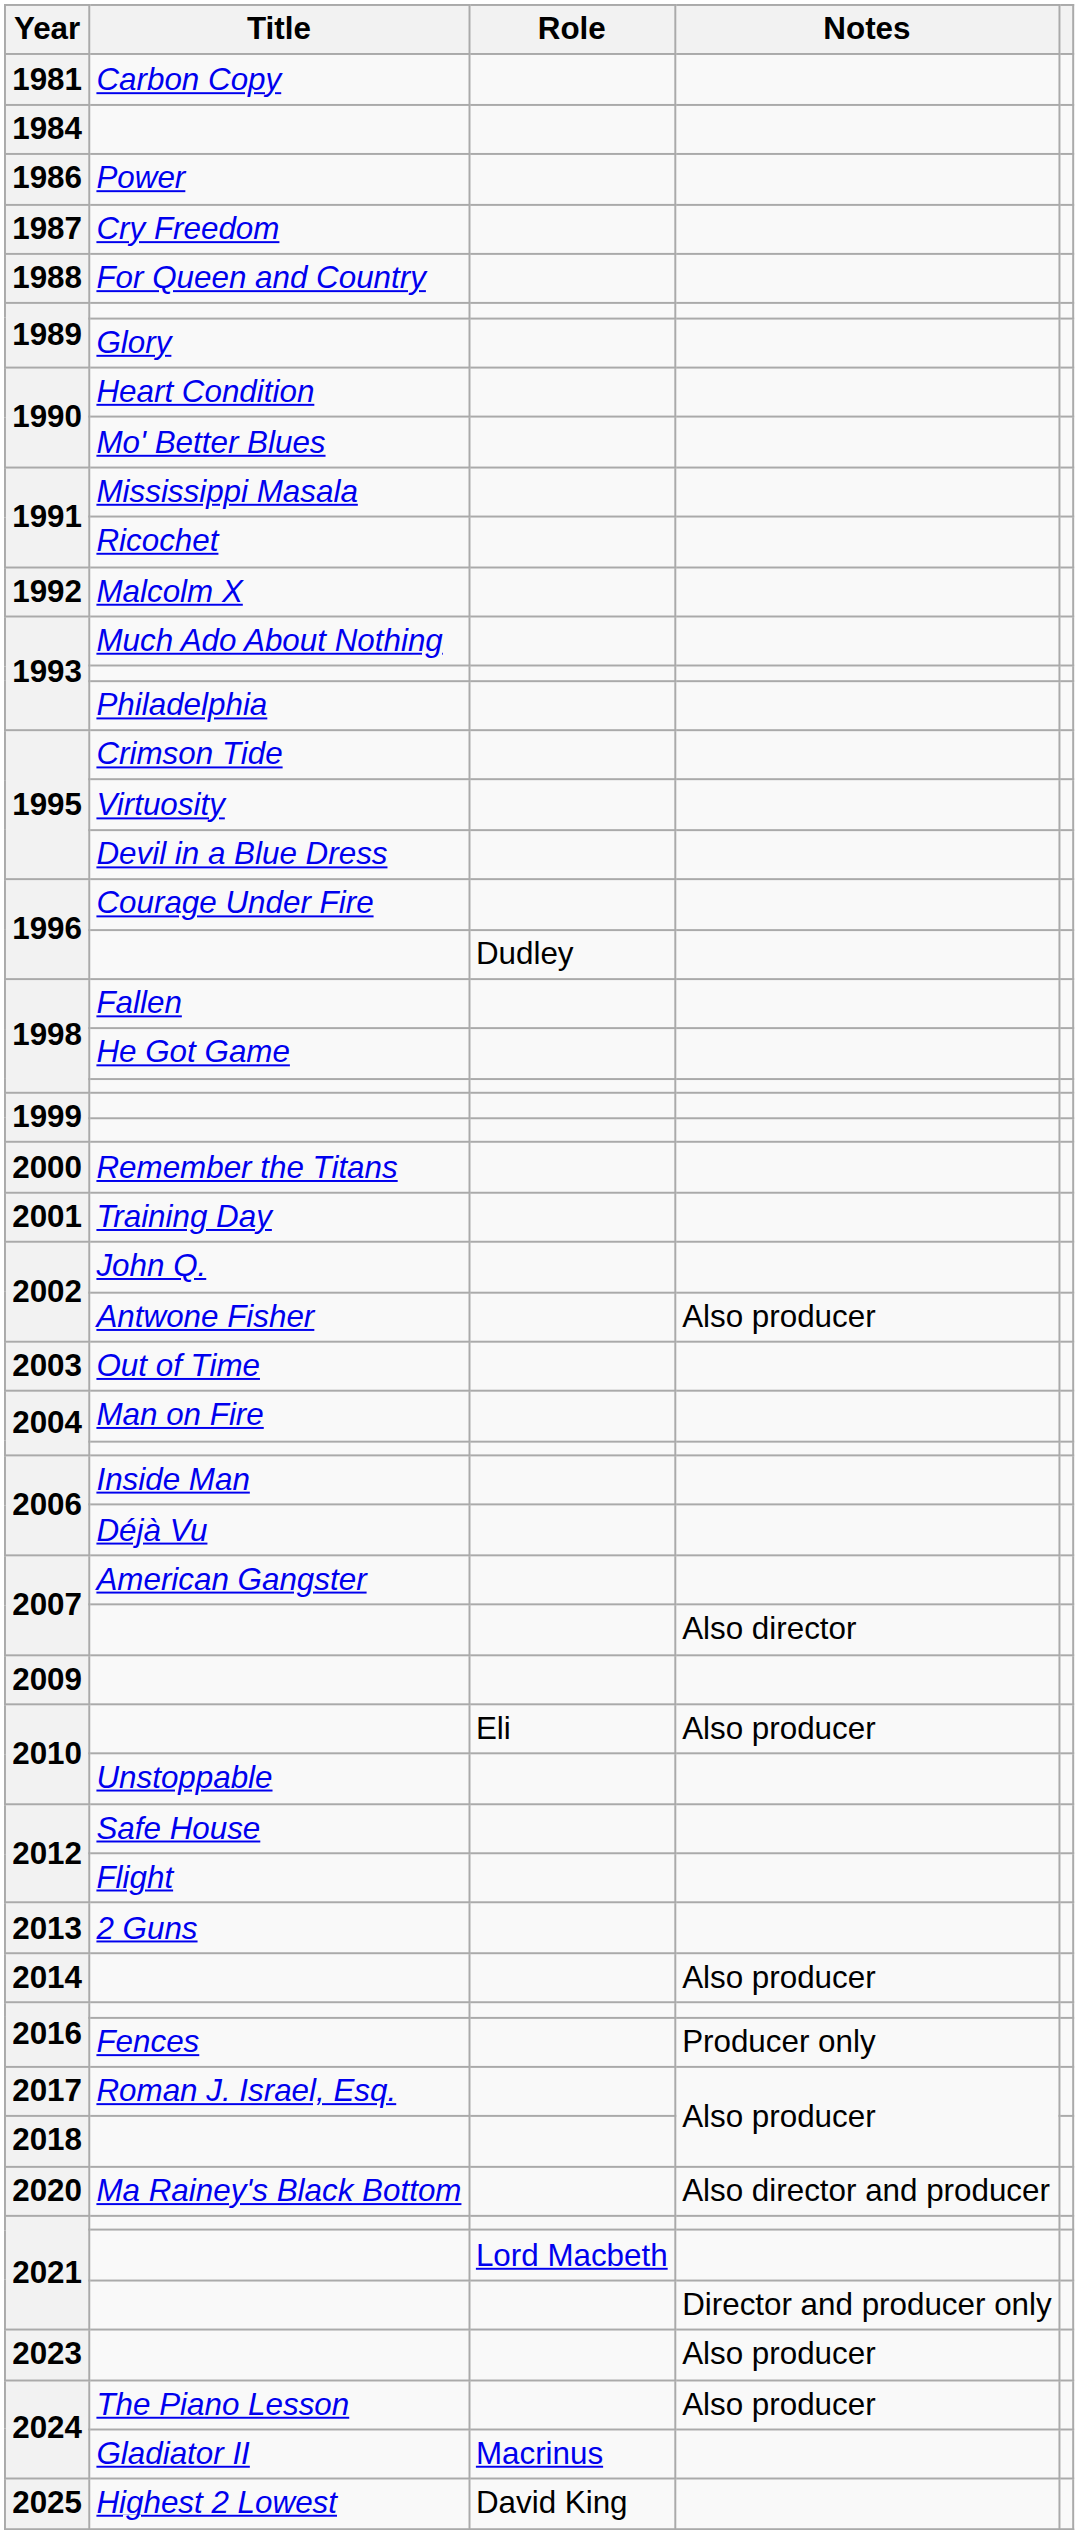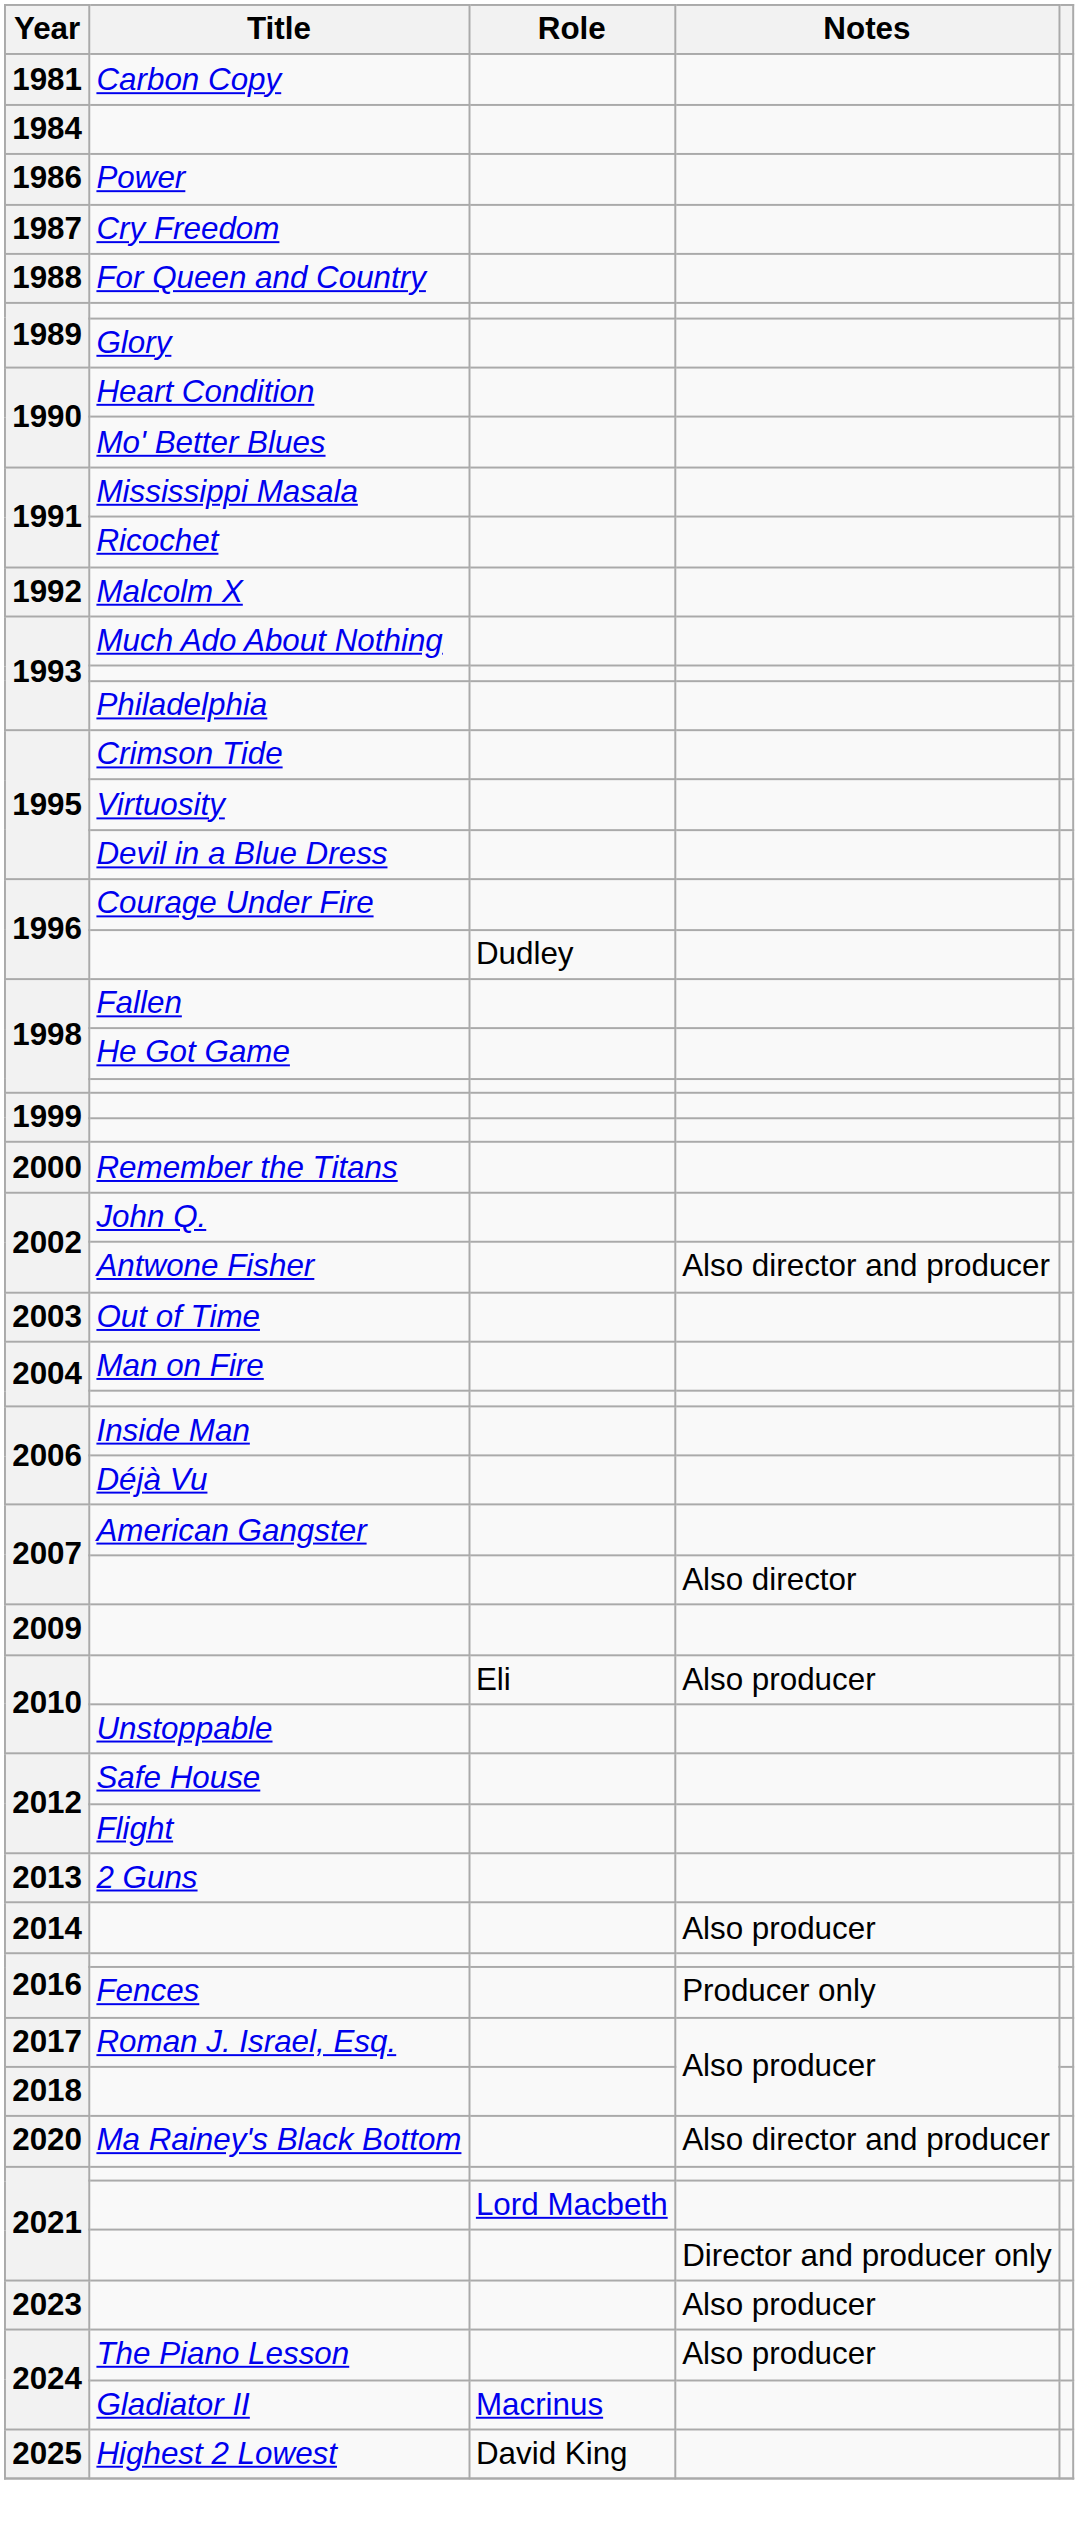- row: (47, 1216)
(779, 1316) Also producer -> (866, 1266) Also director and producer
